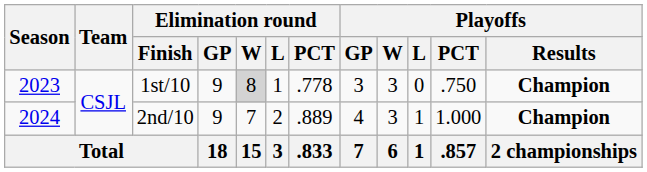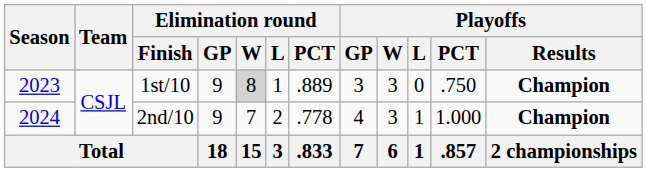(314, 85) .778 -> (314, 85) .889
(314, 118) .889 -> (314, 118) .778
